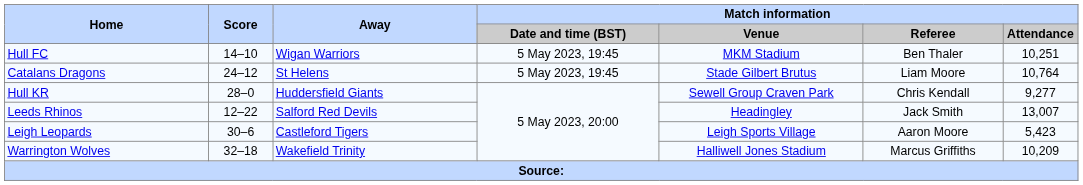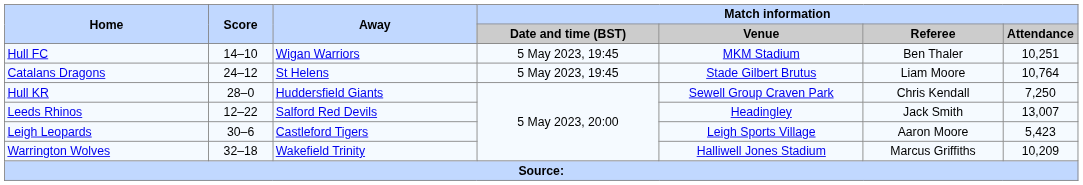(1040, 92) 9,277 -> (1040, 92) 7,250
